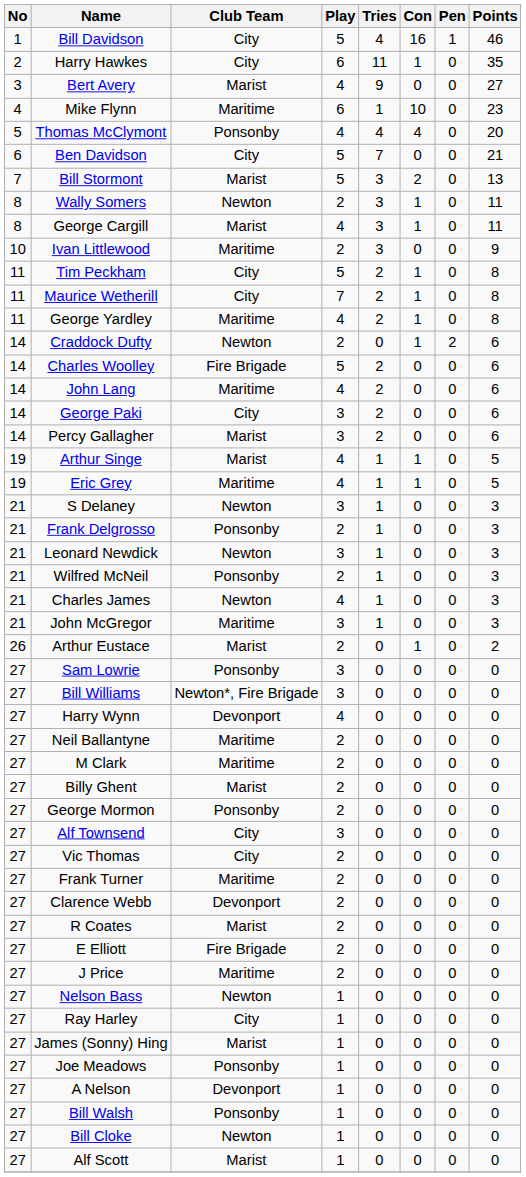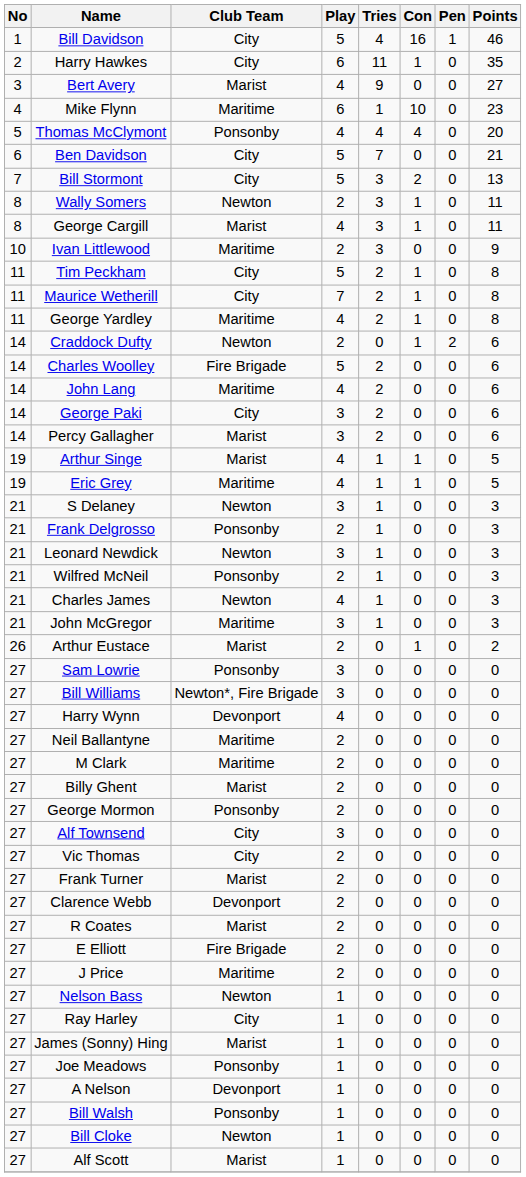(246, 179) Marist -> (246, 179) City
(246, 879) Maritime -> (246, 879) Marist
